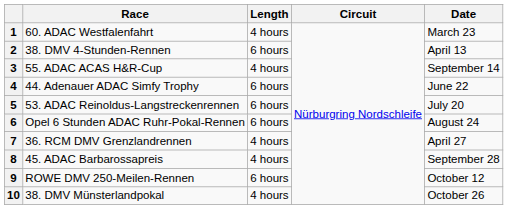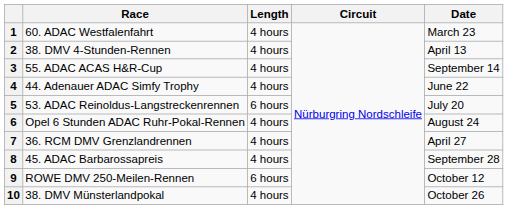(269, 50) 6 hours -> (269, 50) 4 hours
(269, 87) 6 hours -> (269, 87) 4 hours
(269, 123) 6 hours -> (269, 123) 4 hours
